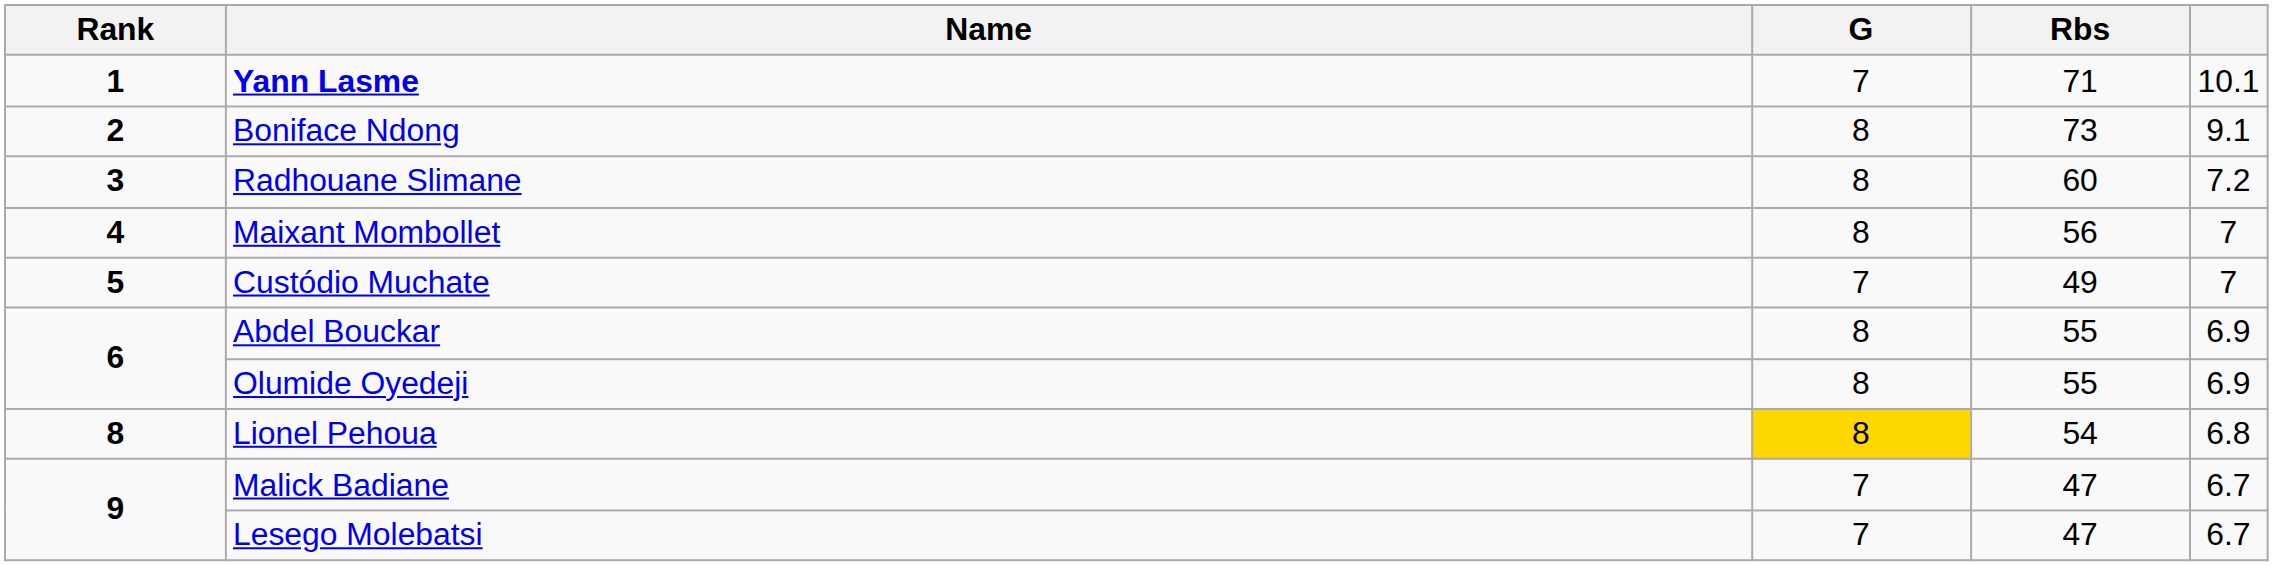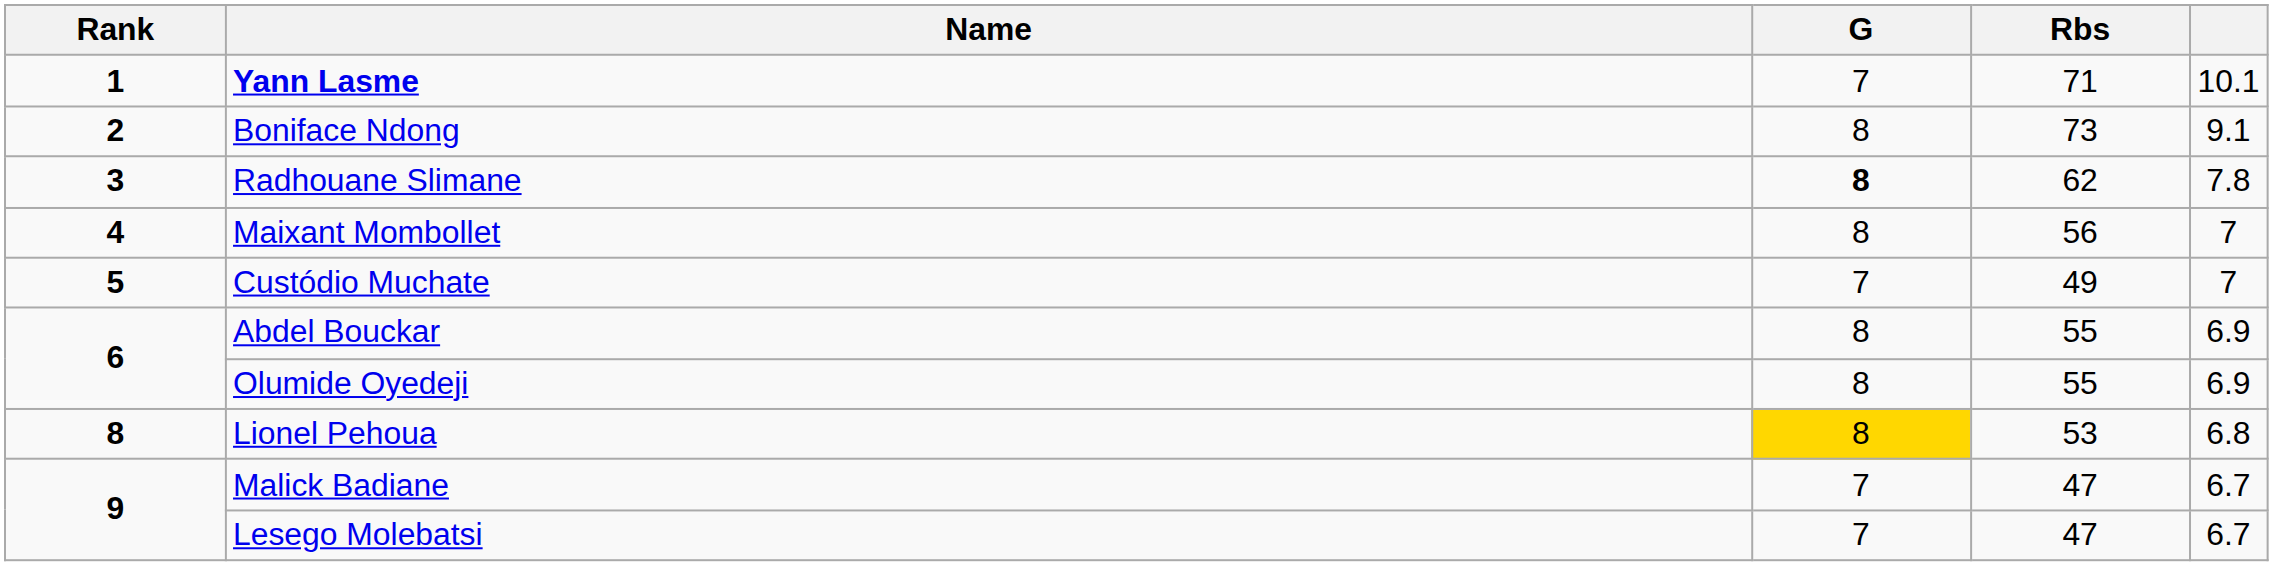(1861, 181) normal -> (1861, 181) bold
(2080, 181) 60 -> (2080, 181) 62
(2228, 181) 7.2 -> (2228, 181) 7.8
(2080, 433) 54 -> (2080, 433) 53
